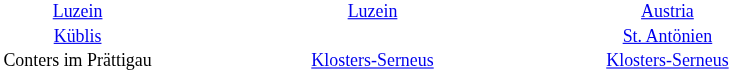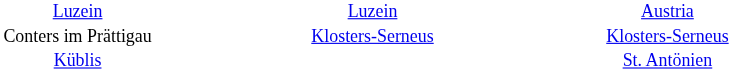rows swapped: (78, 36) <-> (78, 60)
